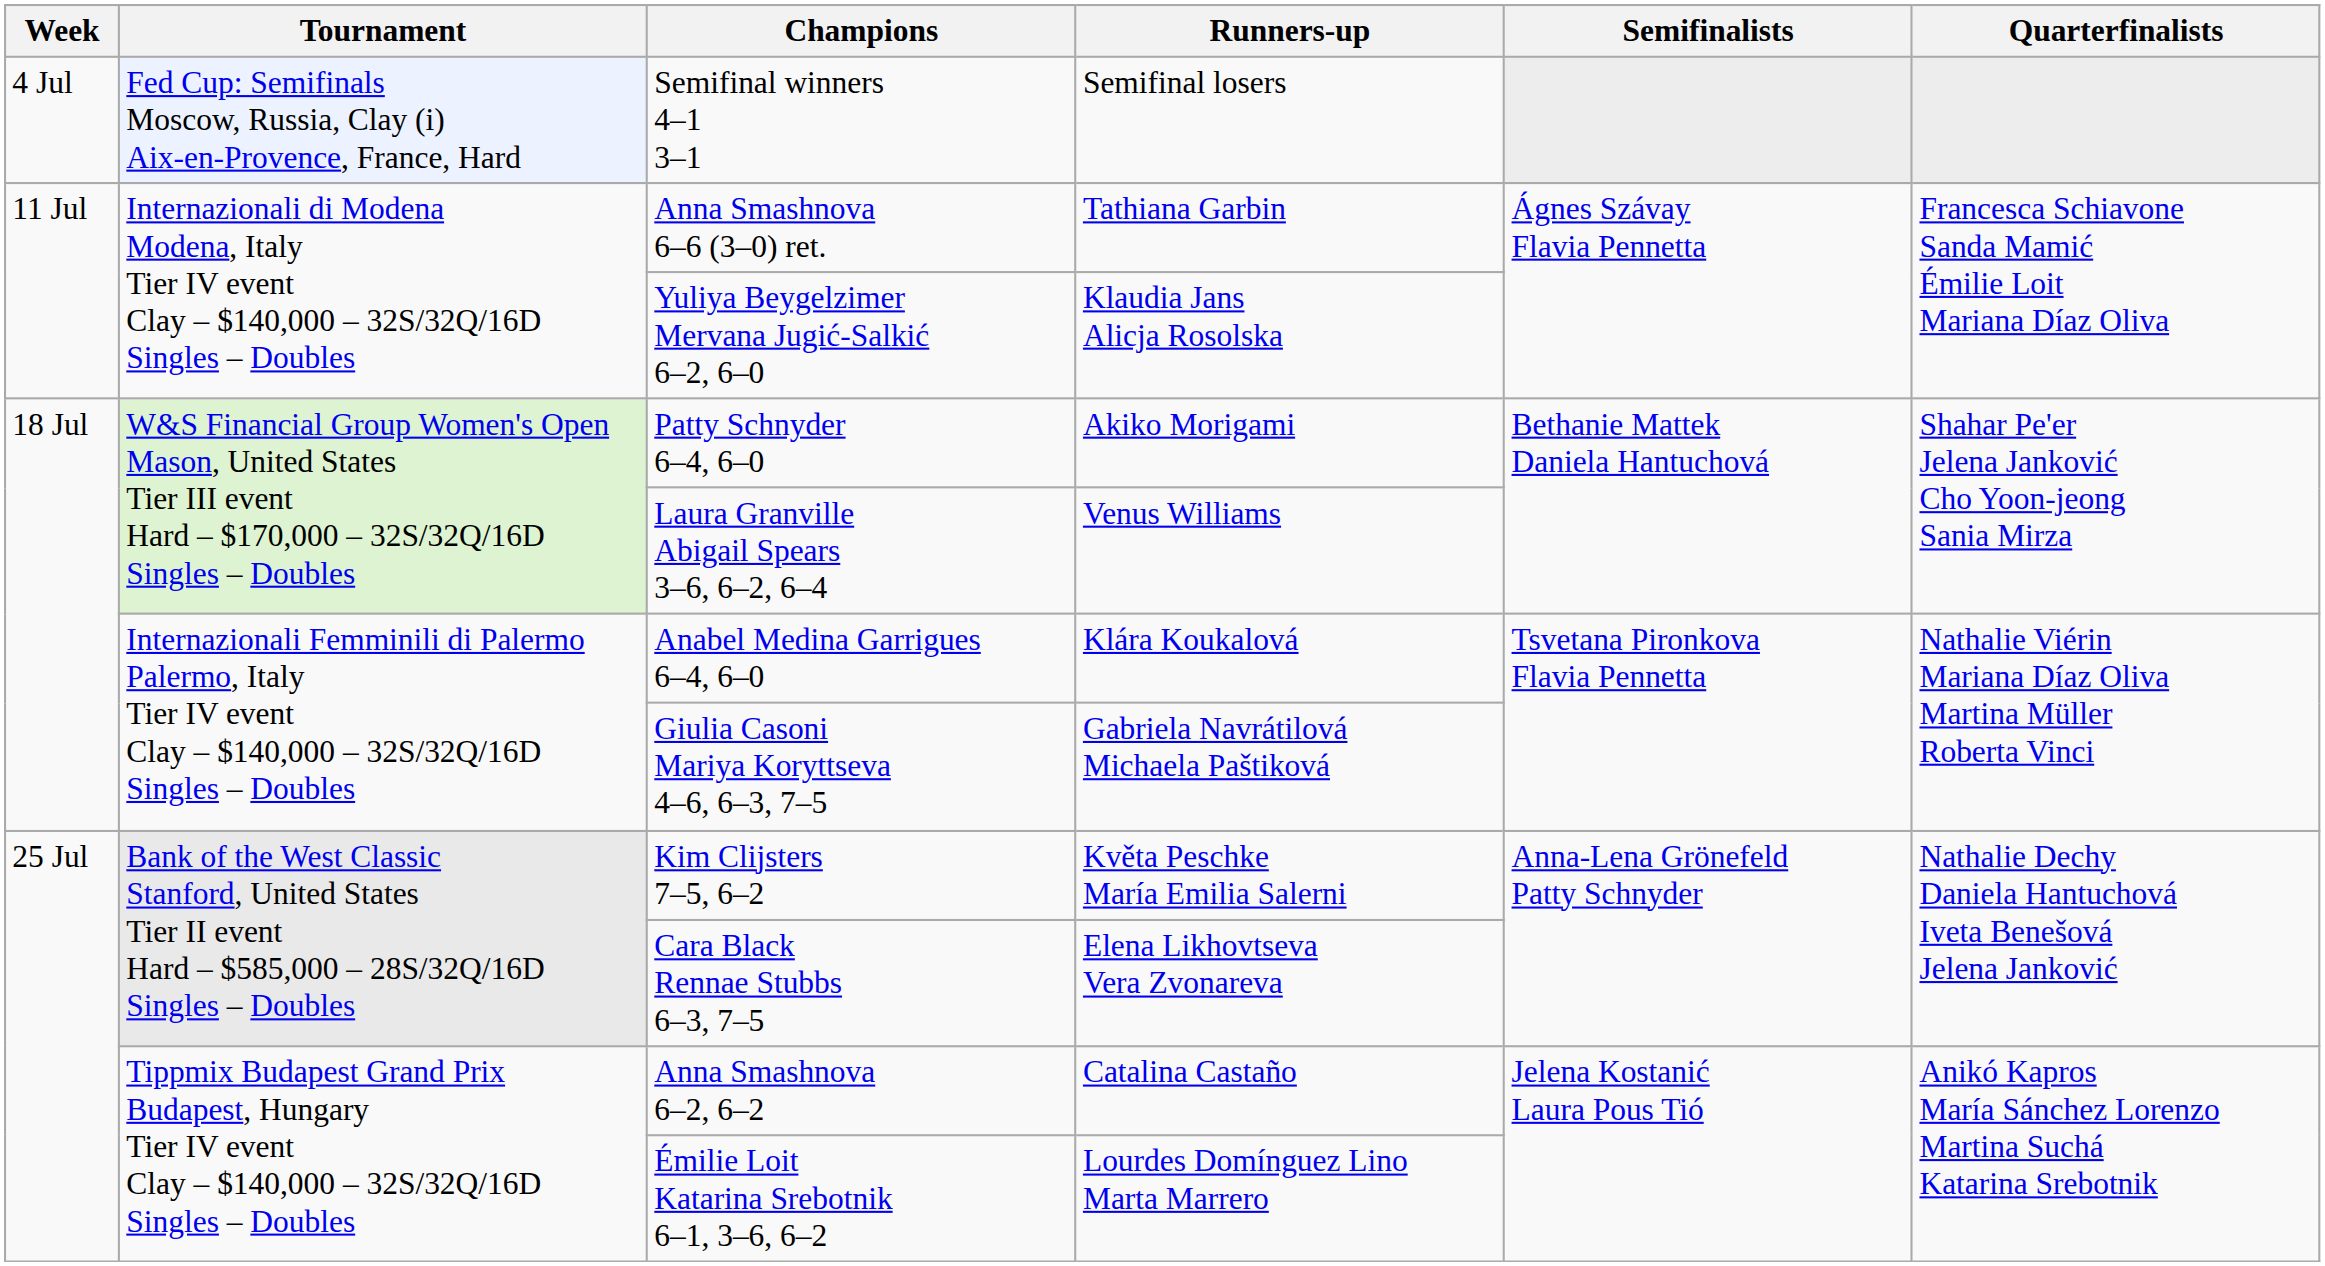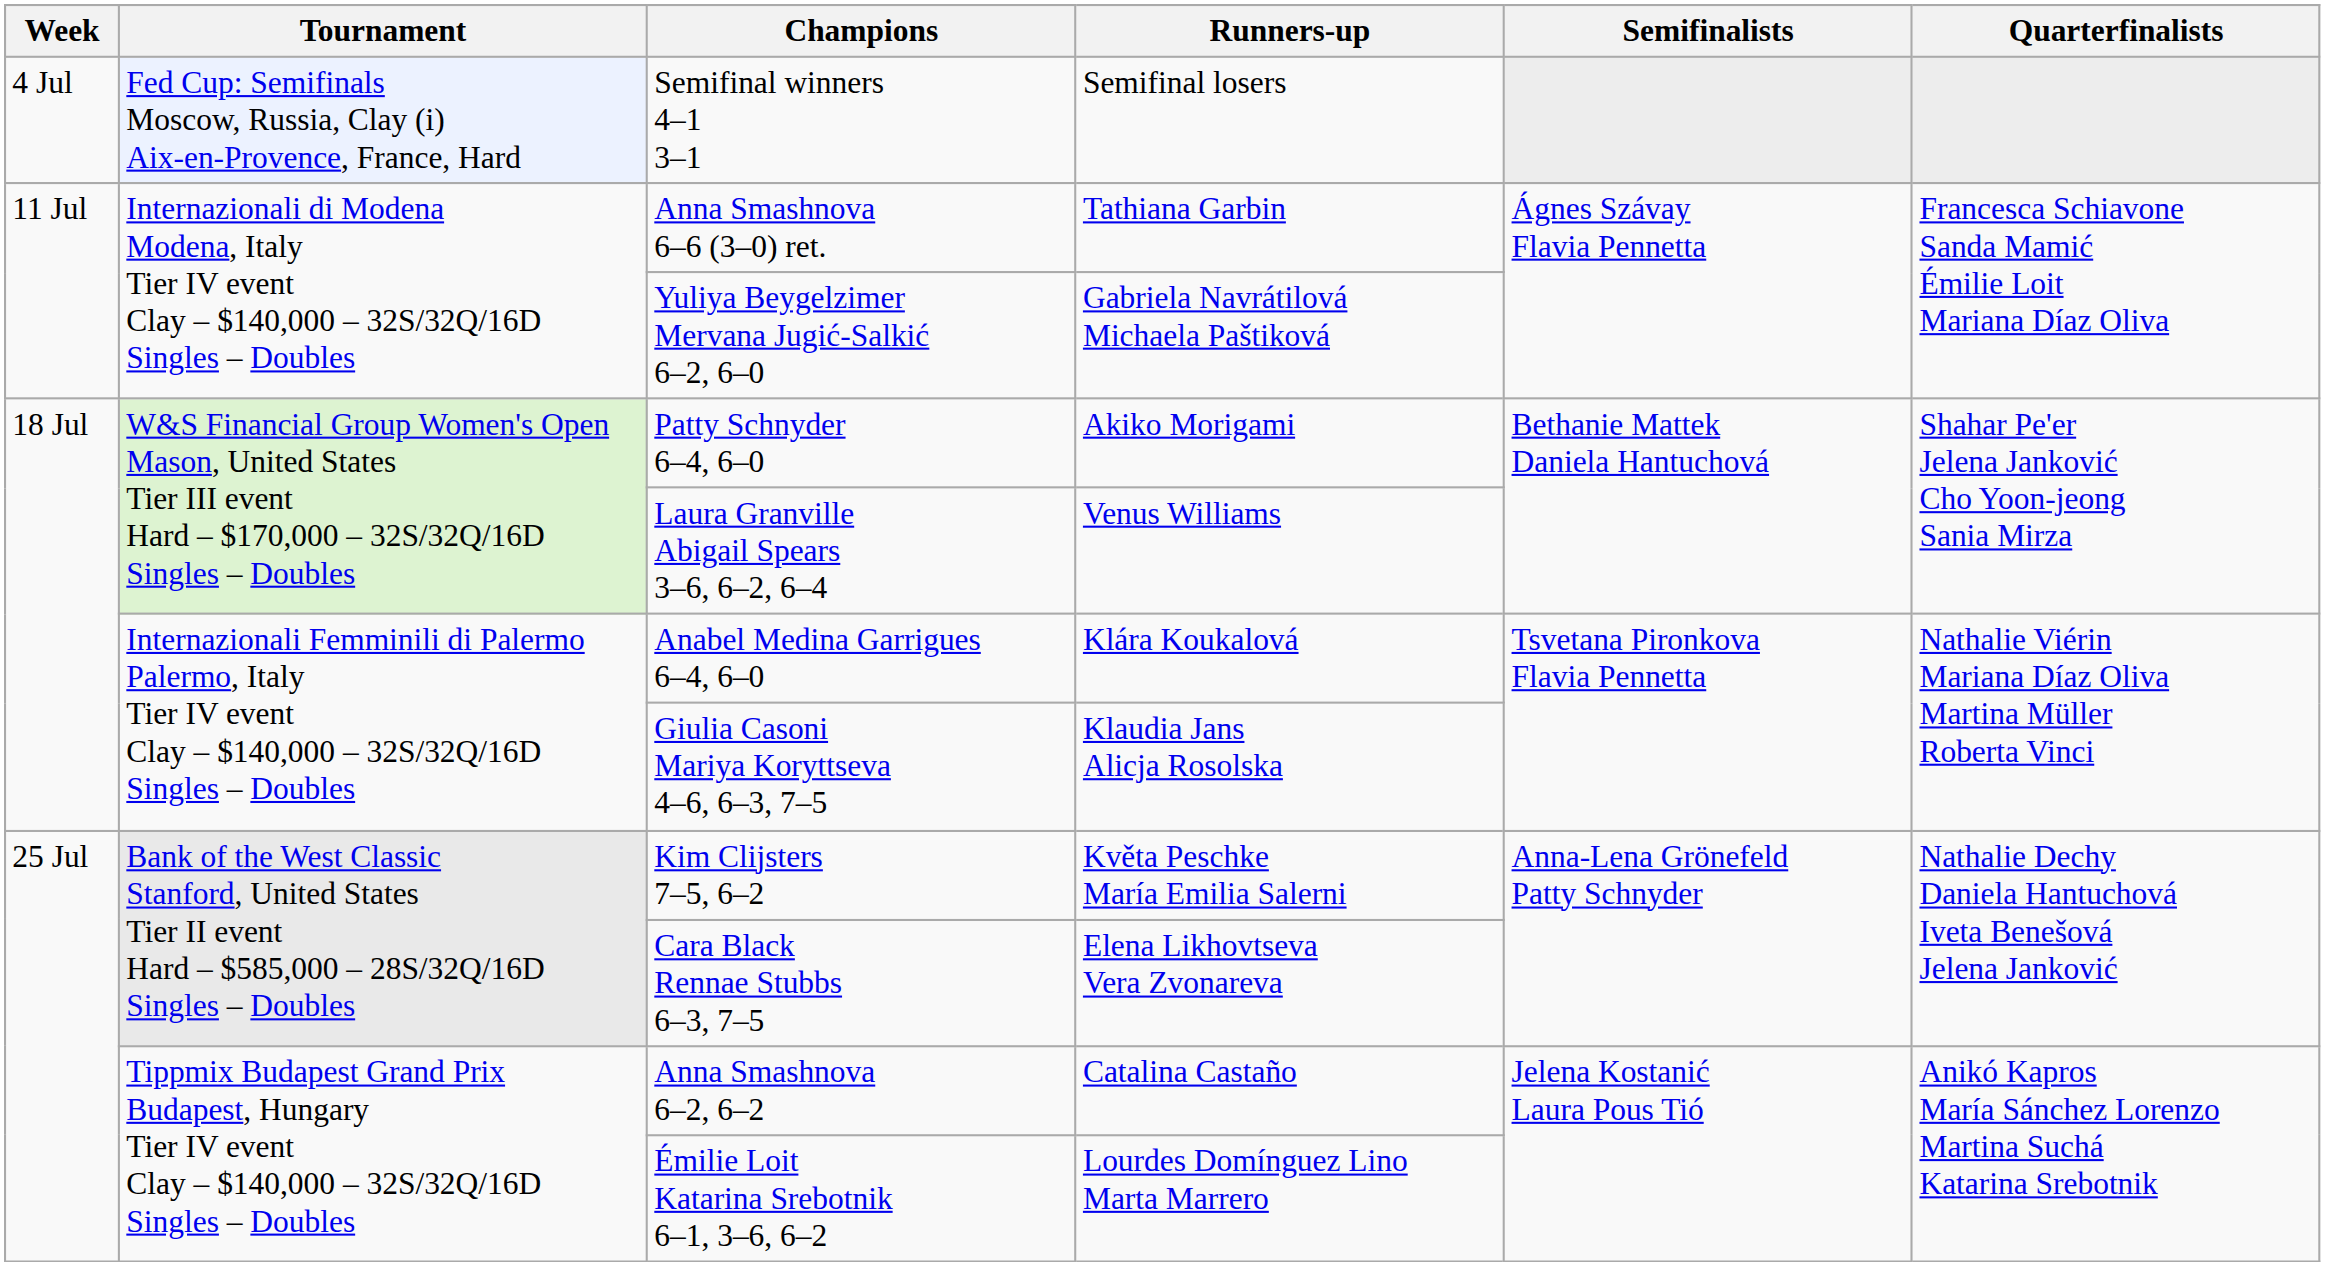(1183, 316) Klaudia Jans Alicja Rosolska -> (1215, 316) Gabriela Navrátilová Michaela Paštiková
(1215, 747) Gabriela Navrátilová Michaela Paštiková -> (1183, 747) Klaudia Jans Alicja Rosolska
